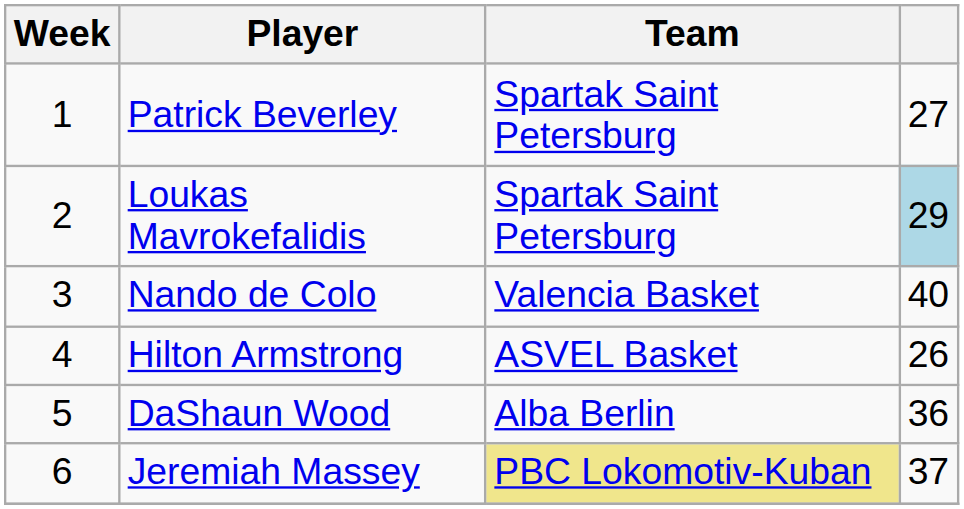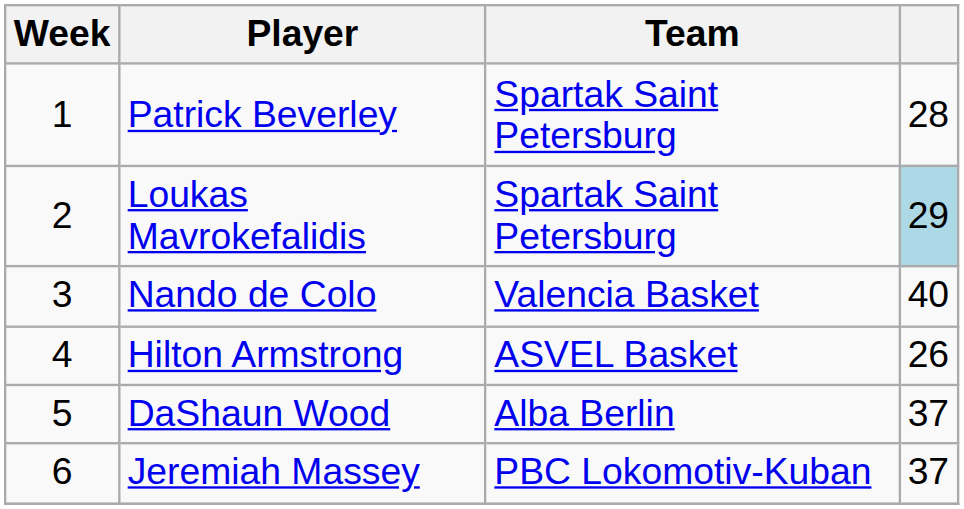(928, 114) 27 -> (928, 114) 28
(928, 413) 36 -> (928, 413) 37
(683, 472) khaki background -> (683, 472) no background
